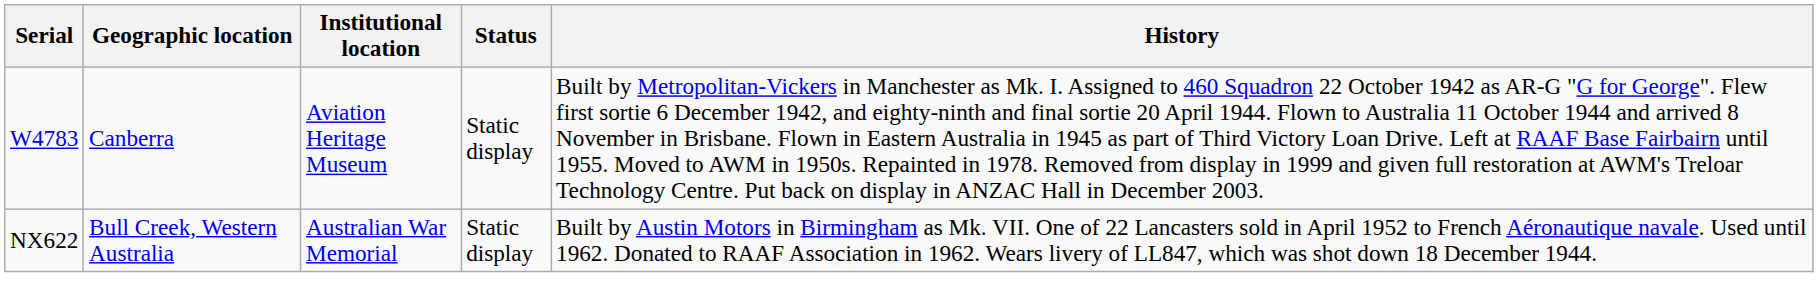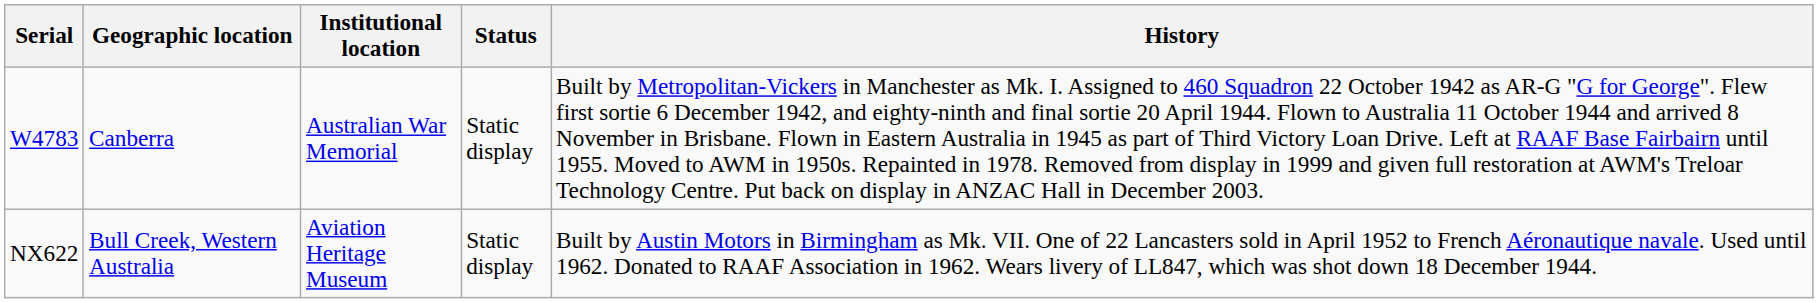(347, 137) Aviation Heritage Museum -> (376, 137) Australian War Memorial
(376, 240) Australian War Memorial -> (347, 253) Aviation Heritage Museum
